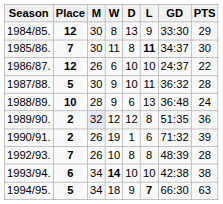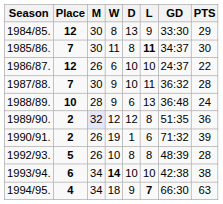(70, 84) 5 -> (70, 84) 7
(70, 155) 7 -> (70, 155) 5
(70, 191) 5 -> (70, 191) 4
